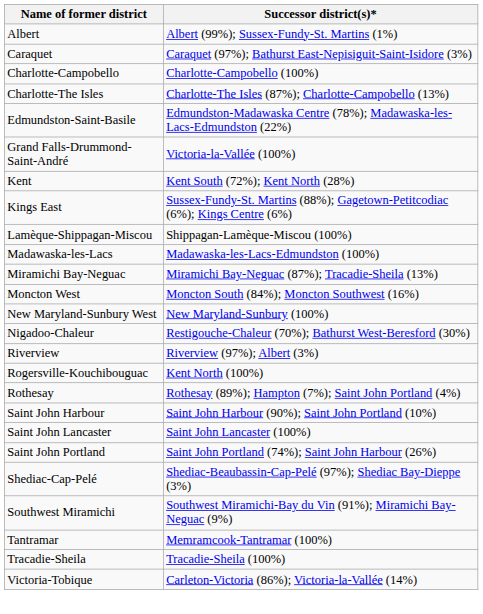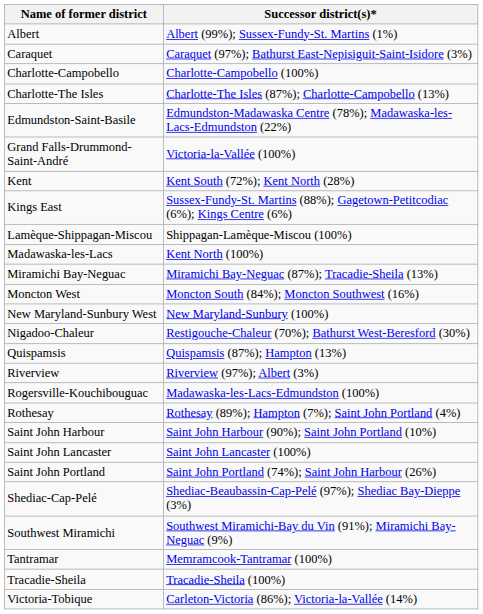(273, 254) Madawaska-les-Lacs-Edmundston (100%) -> (215, 254) Kent North (100%)
+ row: (36, 353)
(215, 373) Kent North (100%) -> (273, 392) Madawaska-les-Lacs-Edmundston (100%)
